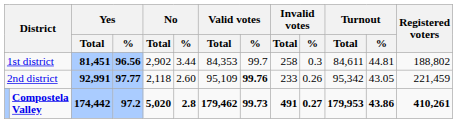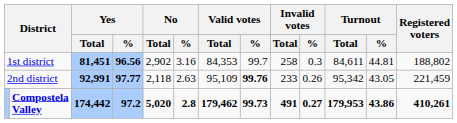(186, 61) 3.44 -> (186, 61) 3.16
(186, 79) 2.60 -> (186, 79) 2.63
